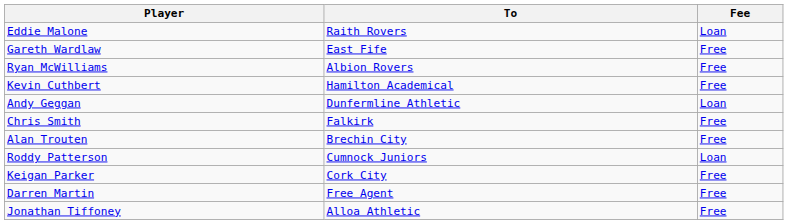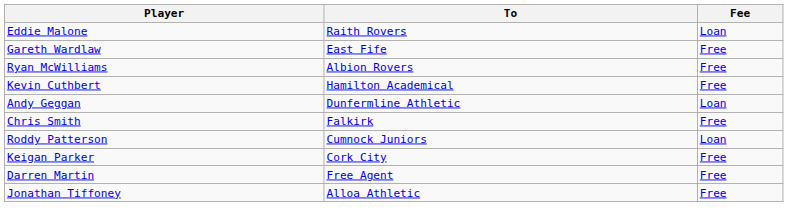- row: (47, 139)
